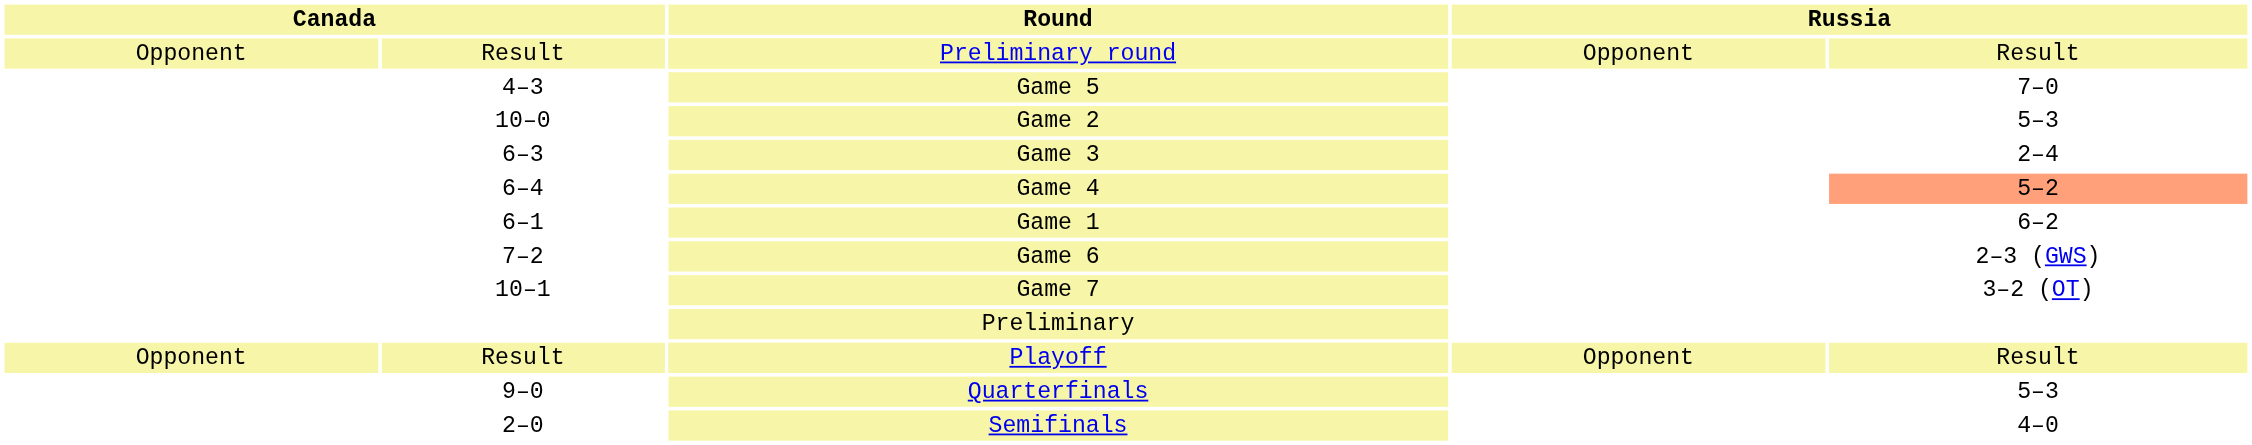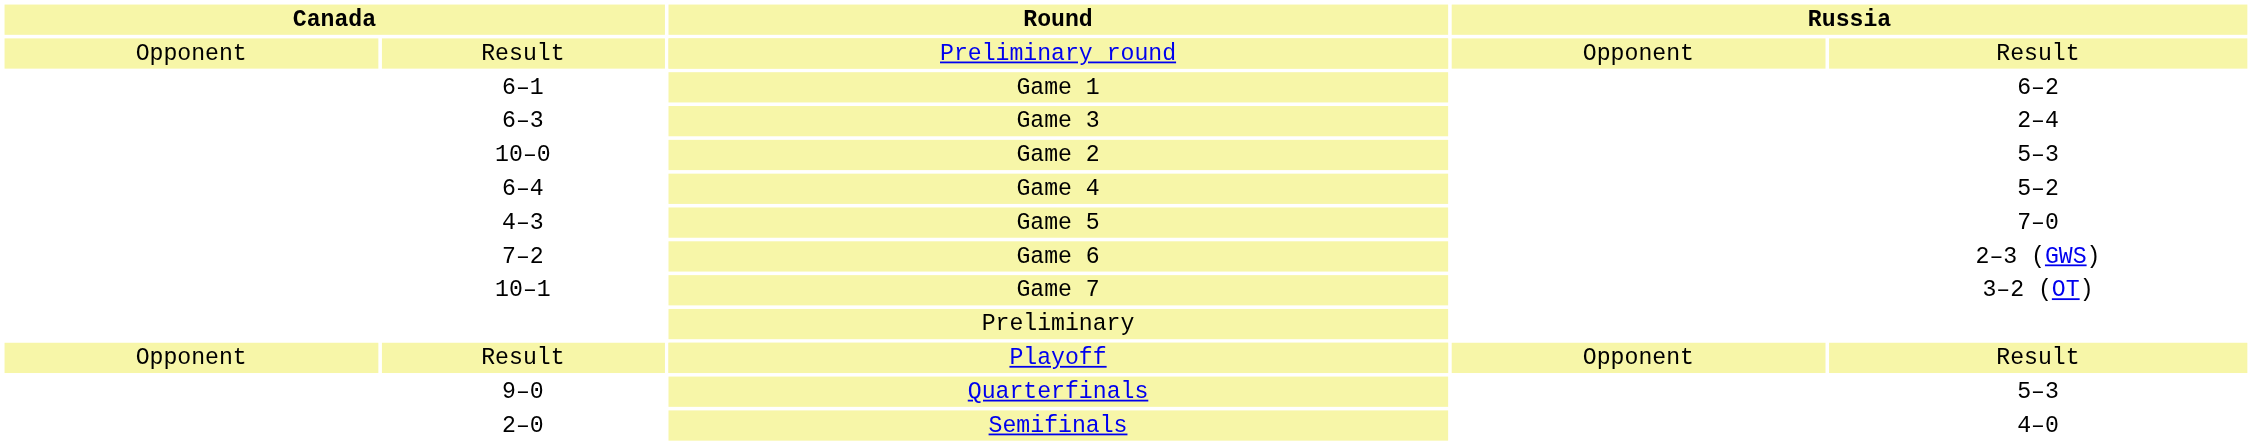rows swapped: (1058, 223) <-> (1058, 87)
rows swapped: (1058, 121) <-> (1058, 155)
(2038, 189) lightsalmon background -> (2038, 189) no background
